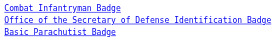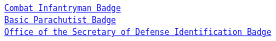rows swapped: (60, 32) <-> (138, 20)
